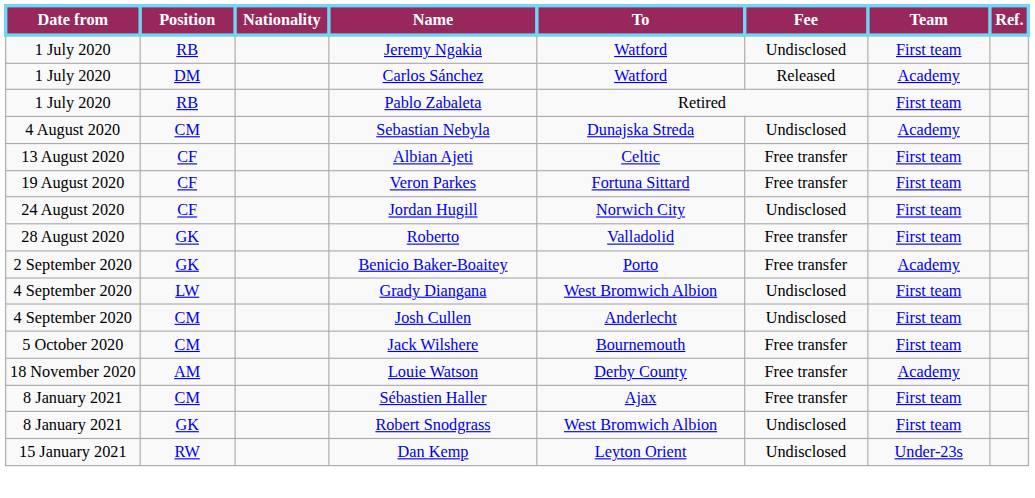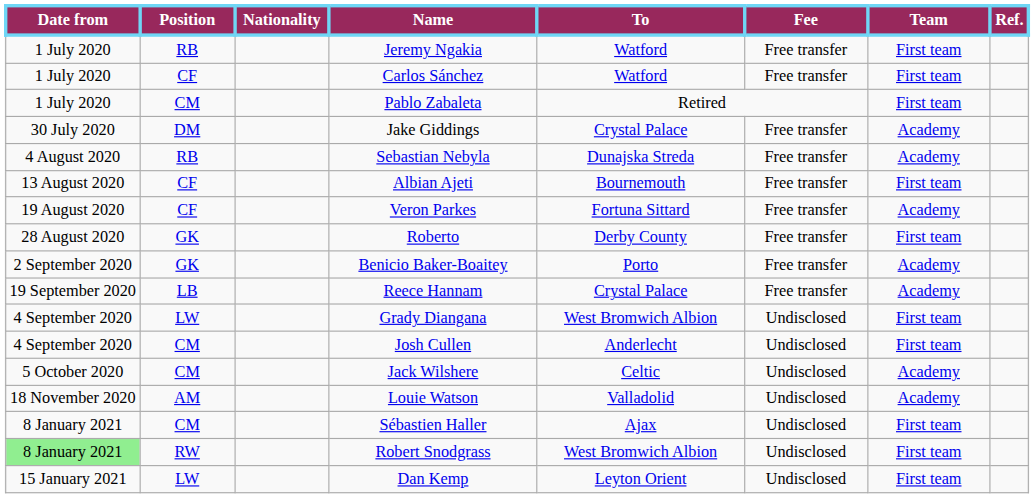(806, 49) Undisclosed -> (806, 49) Free transfer
(187, 76) DM -> (187, 76) CF
(806, 76) Released -> (806, 76) Free transfer
(929, 76) Academy -> (929, 76) First team
(187, 103) RB -> (187, 103) CM
+ row: (433, 130)
(187, 130) CM -> (187, 157) RB
(806, 130) Undisclosed -> (806, 157) Free transfer
(641, 157) Celtic -> (641, 183) Bournemouth
(929, 183) First team -> (929, 210) Academy
- row: (433, 210)
(641, 237) Valladolid -> (641, 237) Derby County
+ row: (433, 291)
(641, 344) Bournemouth -> (641, 371) Celtic
(806, 344) Free transfer -> (806, 371) Undisclosed
(929, 344) First team -> (929, 371) Academy
(641, 371) Derby County -> (641, 398) Valladolid
(806, 371) Free transfer -> (806, 398) Undisclosed
(806, 398) Free transfer -> (806, 425) Undisclosed
(73, 425) no background -> (73, 452) lightgreen background
(187, 425) GK -> (187, 452) RW
(187, 452) RW -> (187, 479) LW
(929, 452) Under-23s -> (929, 479) First team
